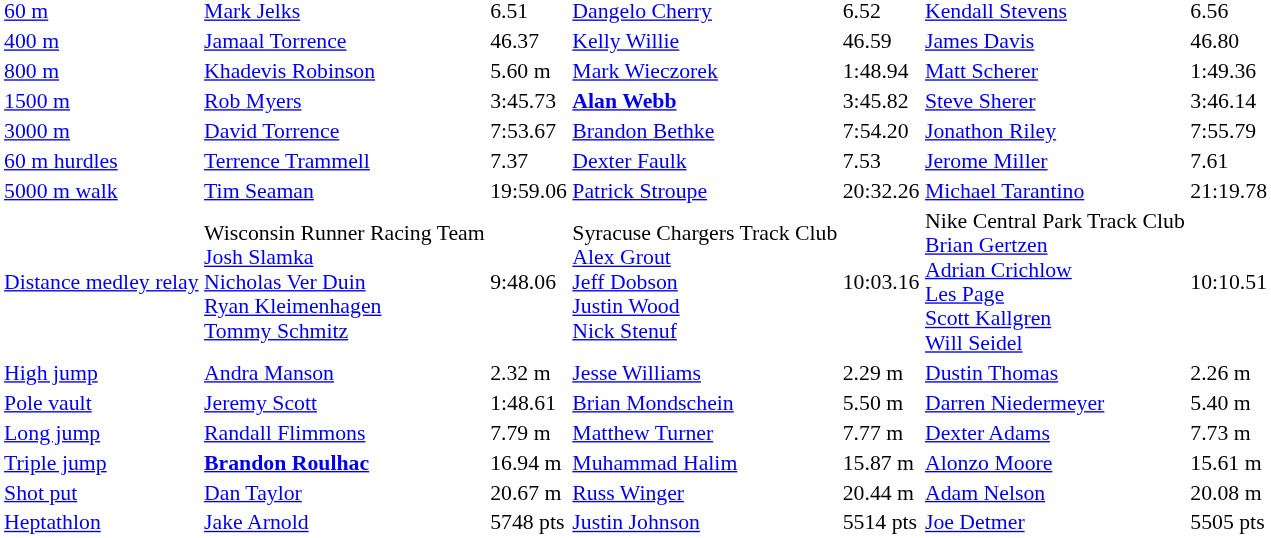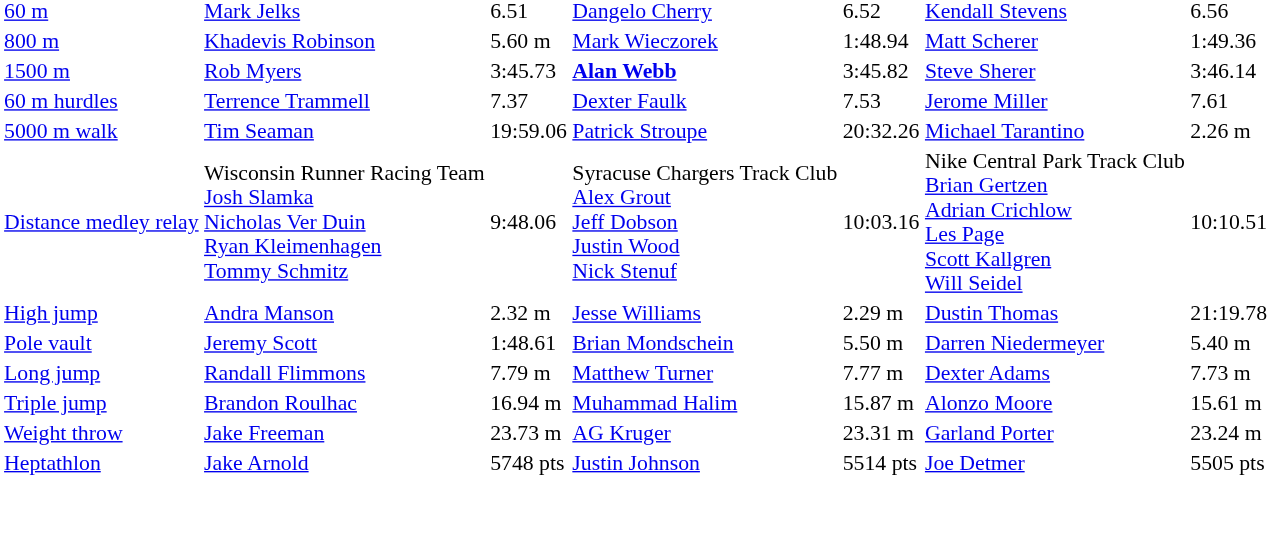- row: (32, 41)
- row: (37, 130)
(1229, 190) 21:19.78 -> (1220, 130) 2.26 m
(1220, 372) 2.26 m -> (1229, 313) 21:19.78
(287, 462) bold -> (281, 402) normal
- row: (41, 492)
+ row: (63, 432)
